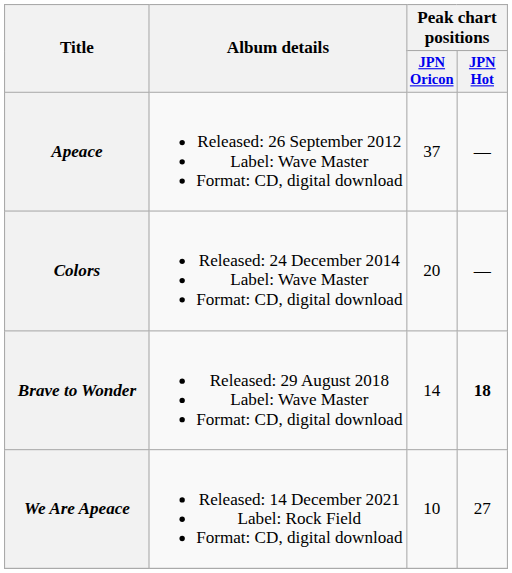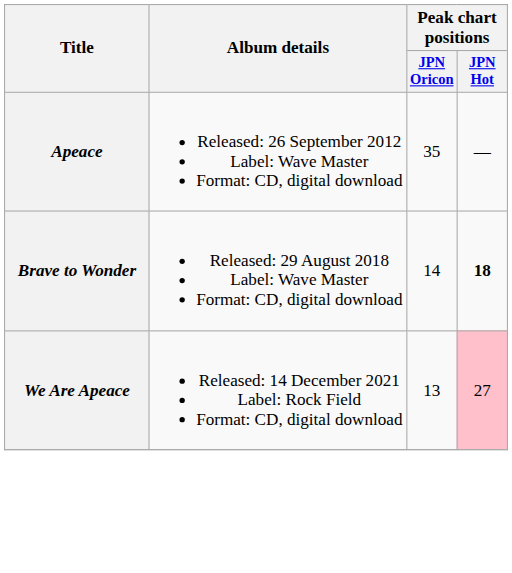(432, 151) 37 -> (432, 151) 35
- row: (77, 270)
(432, 509) 10 -> (432, 389) 13
(482, 509) no background -> (482, 389) pink background
